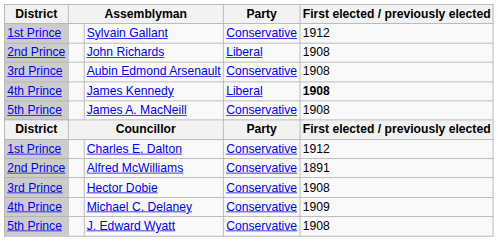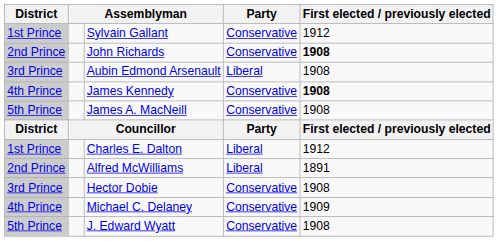(244, 52) Liberal -> (262, 52) Conservative
(316, 52) normal -> (316, 52) bold
(262, 71) Conservative -> (244, 71) Liberal
(244, 91) Liberal -> (262, 91) Conservative
(262, 149) Conservative -> (244, 149) Liberal
(262, 168) Conservative -> (244, 168) Liberal
